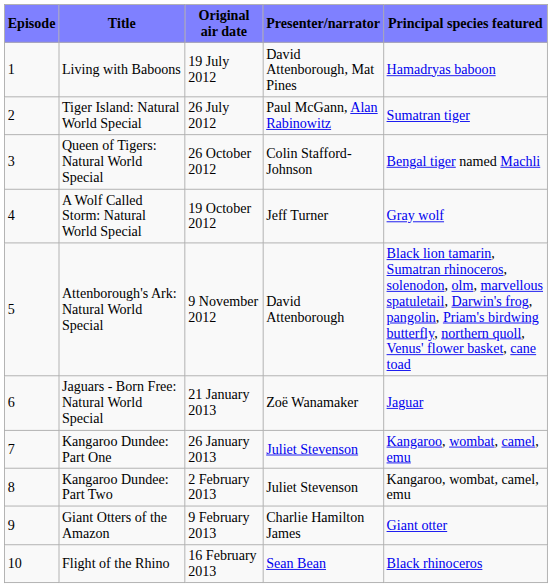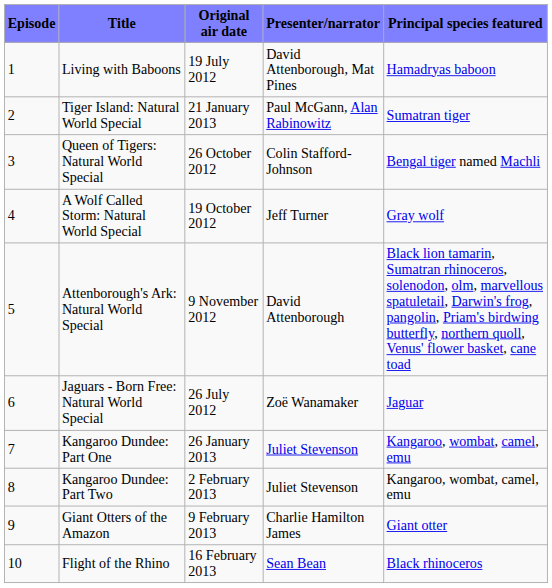(209, 115) 26 July 2012 -> (219, 115) 21 January 2013
(219, 403) 21 January 2013 -> (209, 403) 26 July 2012
